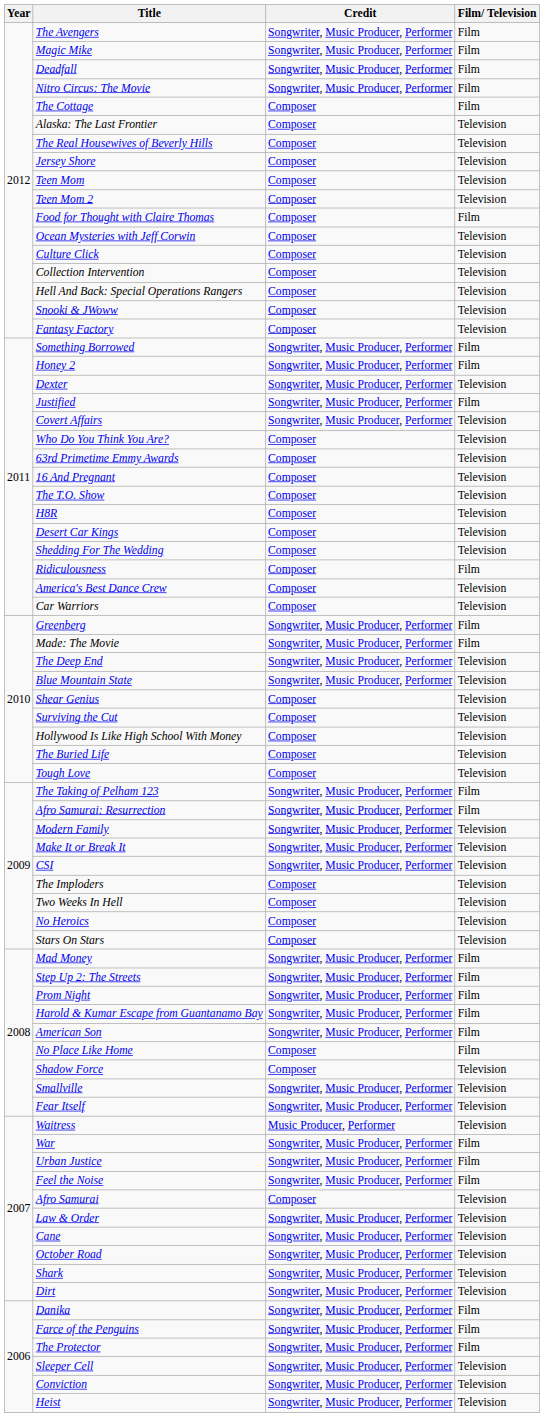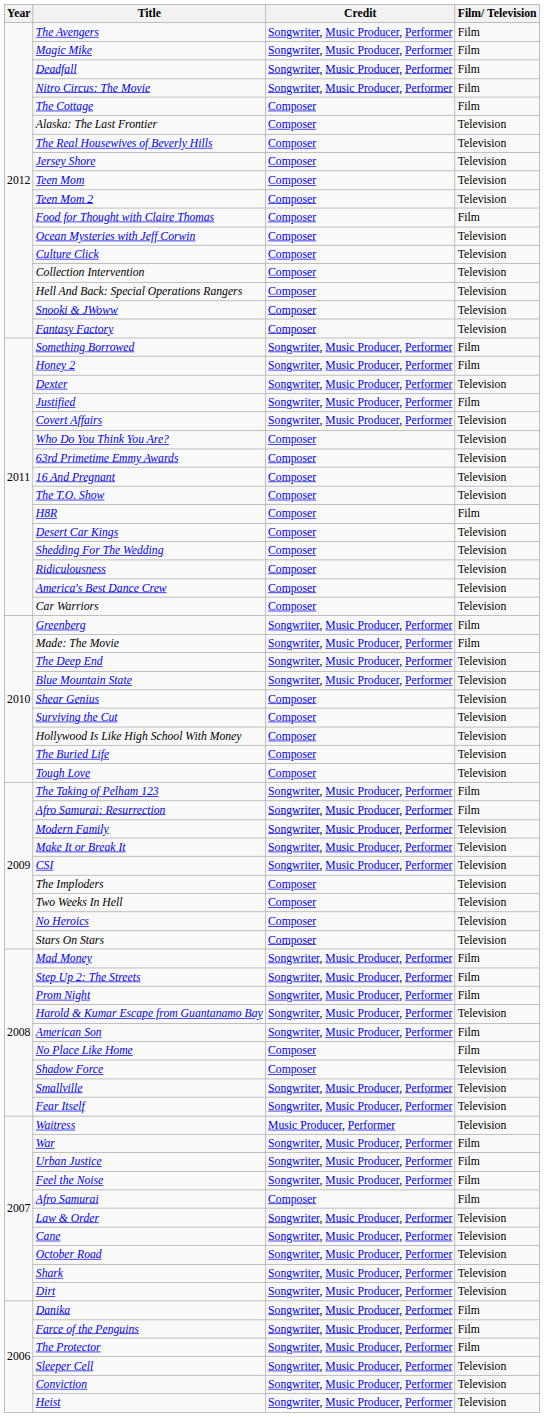(482, 513) Television -> (469, 513) Film
(469, 569) Film -> (482, 569) Television
(469, 1014) Film -> (482, 1014) Television
(482, 1199) Television -> (469, 1199) Film
